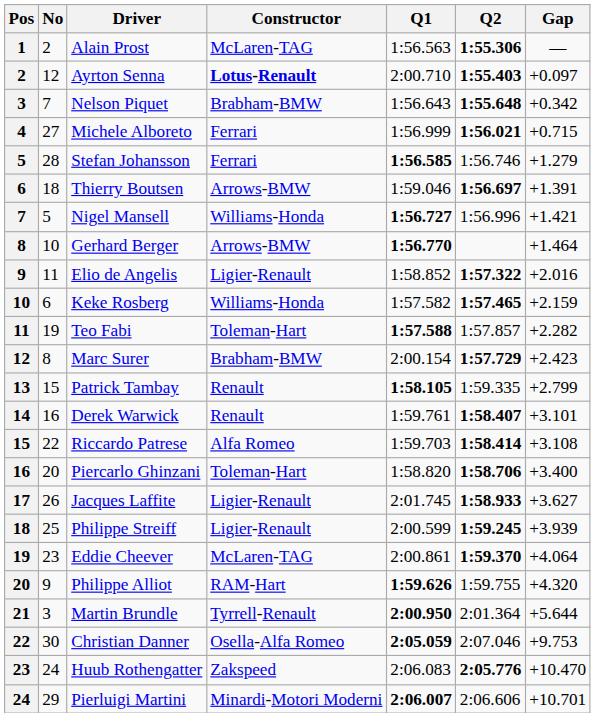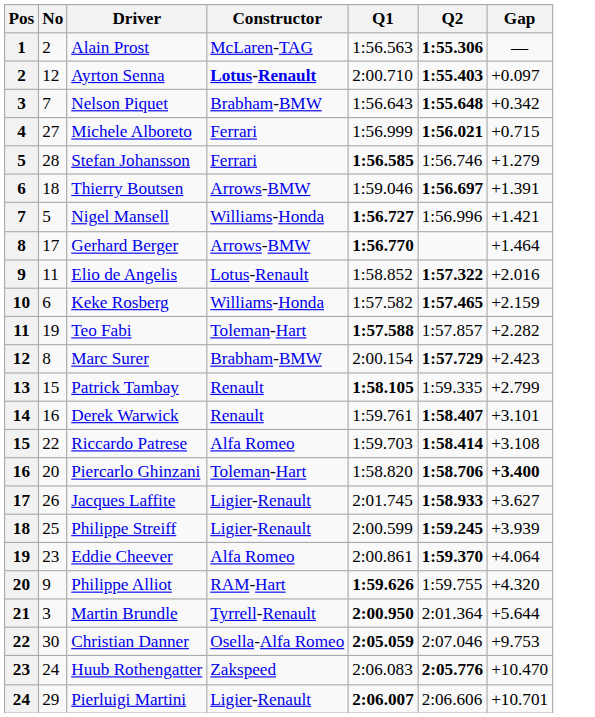(51, 245) 10 -> (51, 245) 17
(261, 273) Ligier-Renault -> (259, 273) Lotus-Renault
(553, 471) normal -> (515, 471) bold
(262, 556) McLaren-TAG -> (252, 556) Alfa Romeo
(296, 698) Minardi-Motori Moderni -> (261, 698) Ligier-Renault
